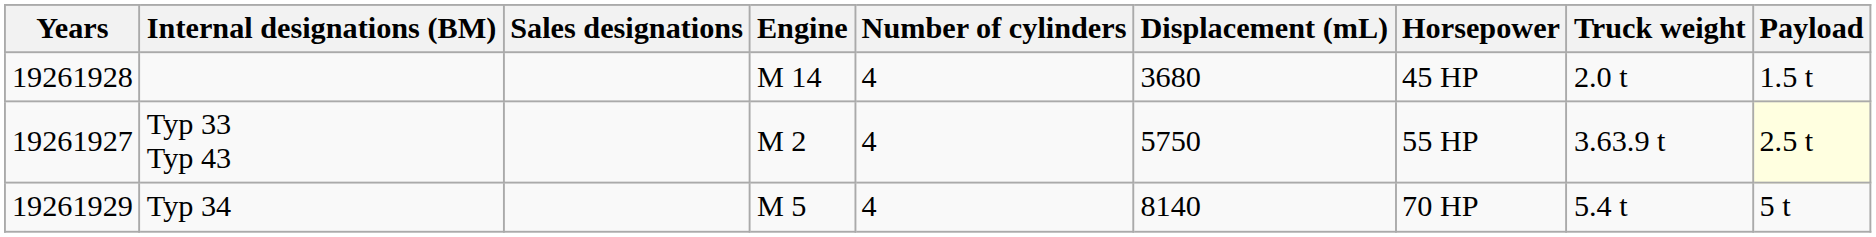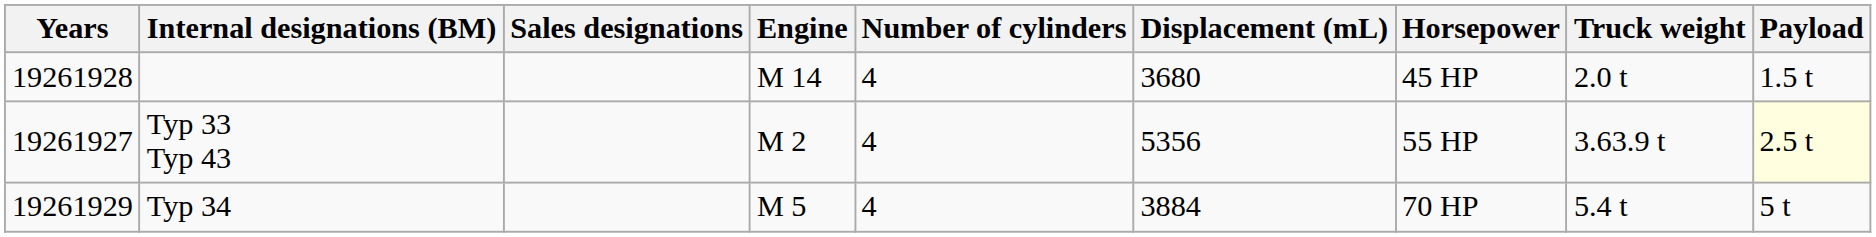(1171, 141) 5750 -> (1171, 141) 5356
(1171, 206) 8140 -> (1171, 206) 3884
